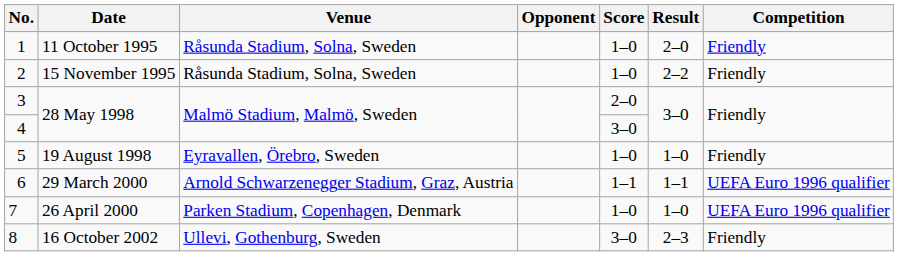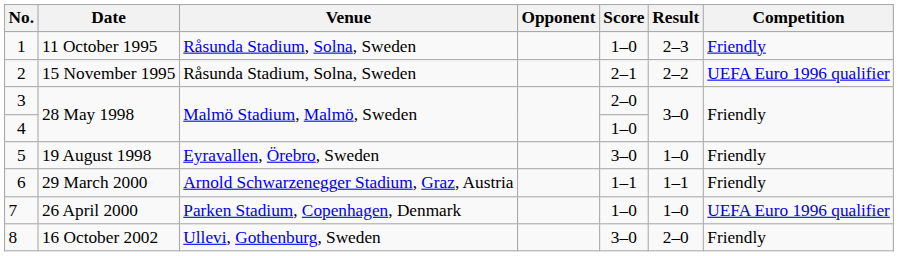(676, 45) 2–0 -> (676, 45) 2–3
(624, 73) 1–0 -> (624, 73) 2–1
(737, 73) Friendly -> (799, 73) UEFA Euro 1996 qualifier
(624, 127) 3–0 -> (624, 127) 1–0
(624, 155) 1–0 -> (624, 155) 3–0
(799, 182) UEFA Euro 1996 qualifier -> (737, 182) Friendly
(676, 237) 2–3 -> (676, 237) 2–0
